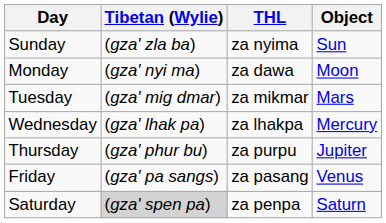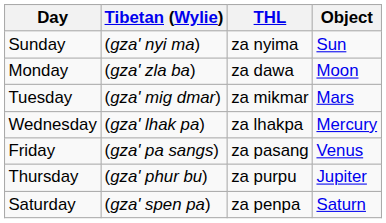(150, 44) (gza' zla ba) -> (152, 44) (gza' nyi ma)
(152, 71) (gza' nyi ma) -> (150, 71) (gza' zla ba)
rows swapped: (43, 151) <-> (32, 177)
(158, 204) lightgrey background -> (158, 204) no background
